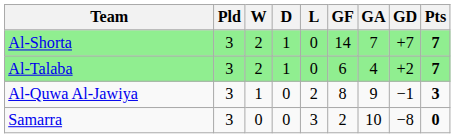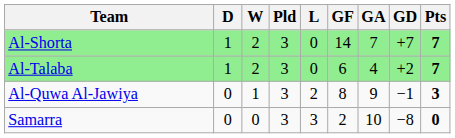columns swapped: (229, 17) <-> (286, 17)
